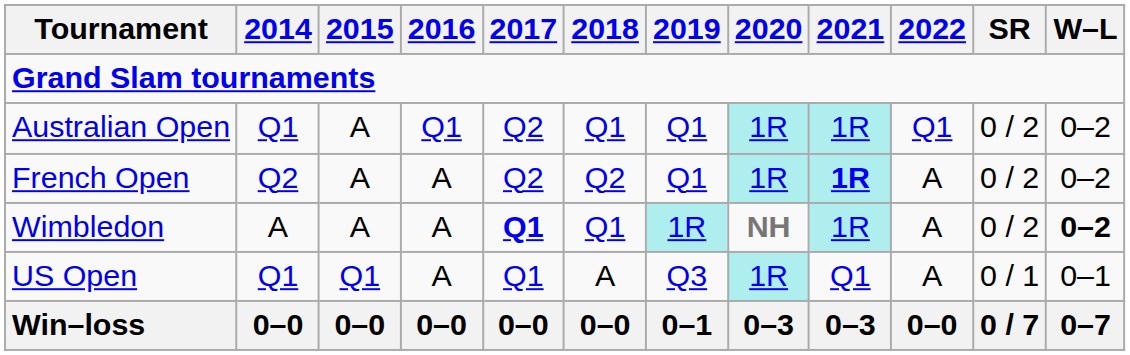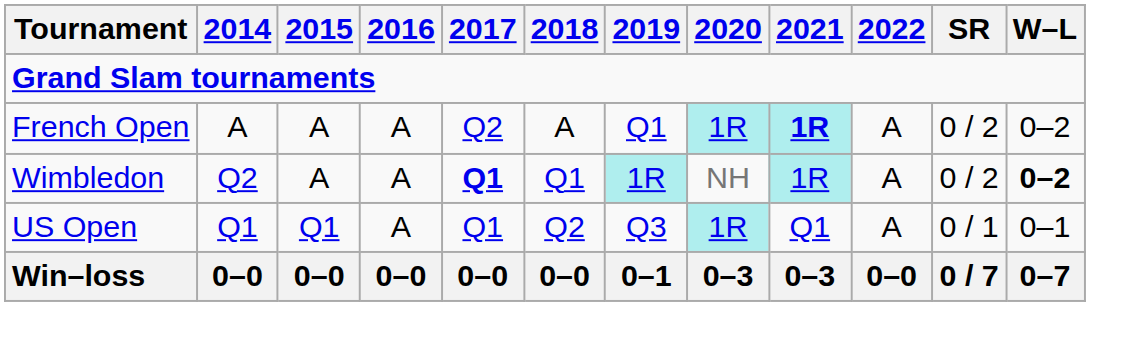- row: (121, 127)
(278, 176) Q2 -> (237, 127) A
(605, 176) Q2 -> (565, 127) A
(278, 226) A -> (237, 176) Q2
(769, 226) bold -> (728, 176) normal
(605, 275) A -> (565, 226) Q2
